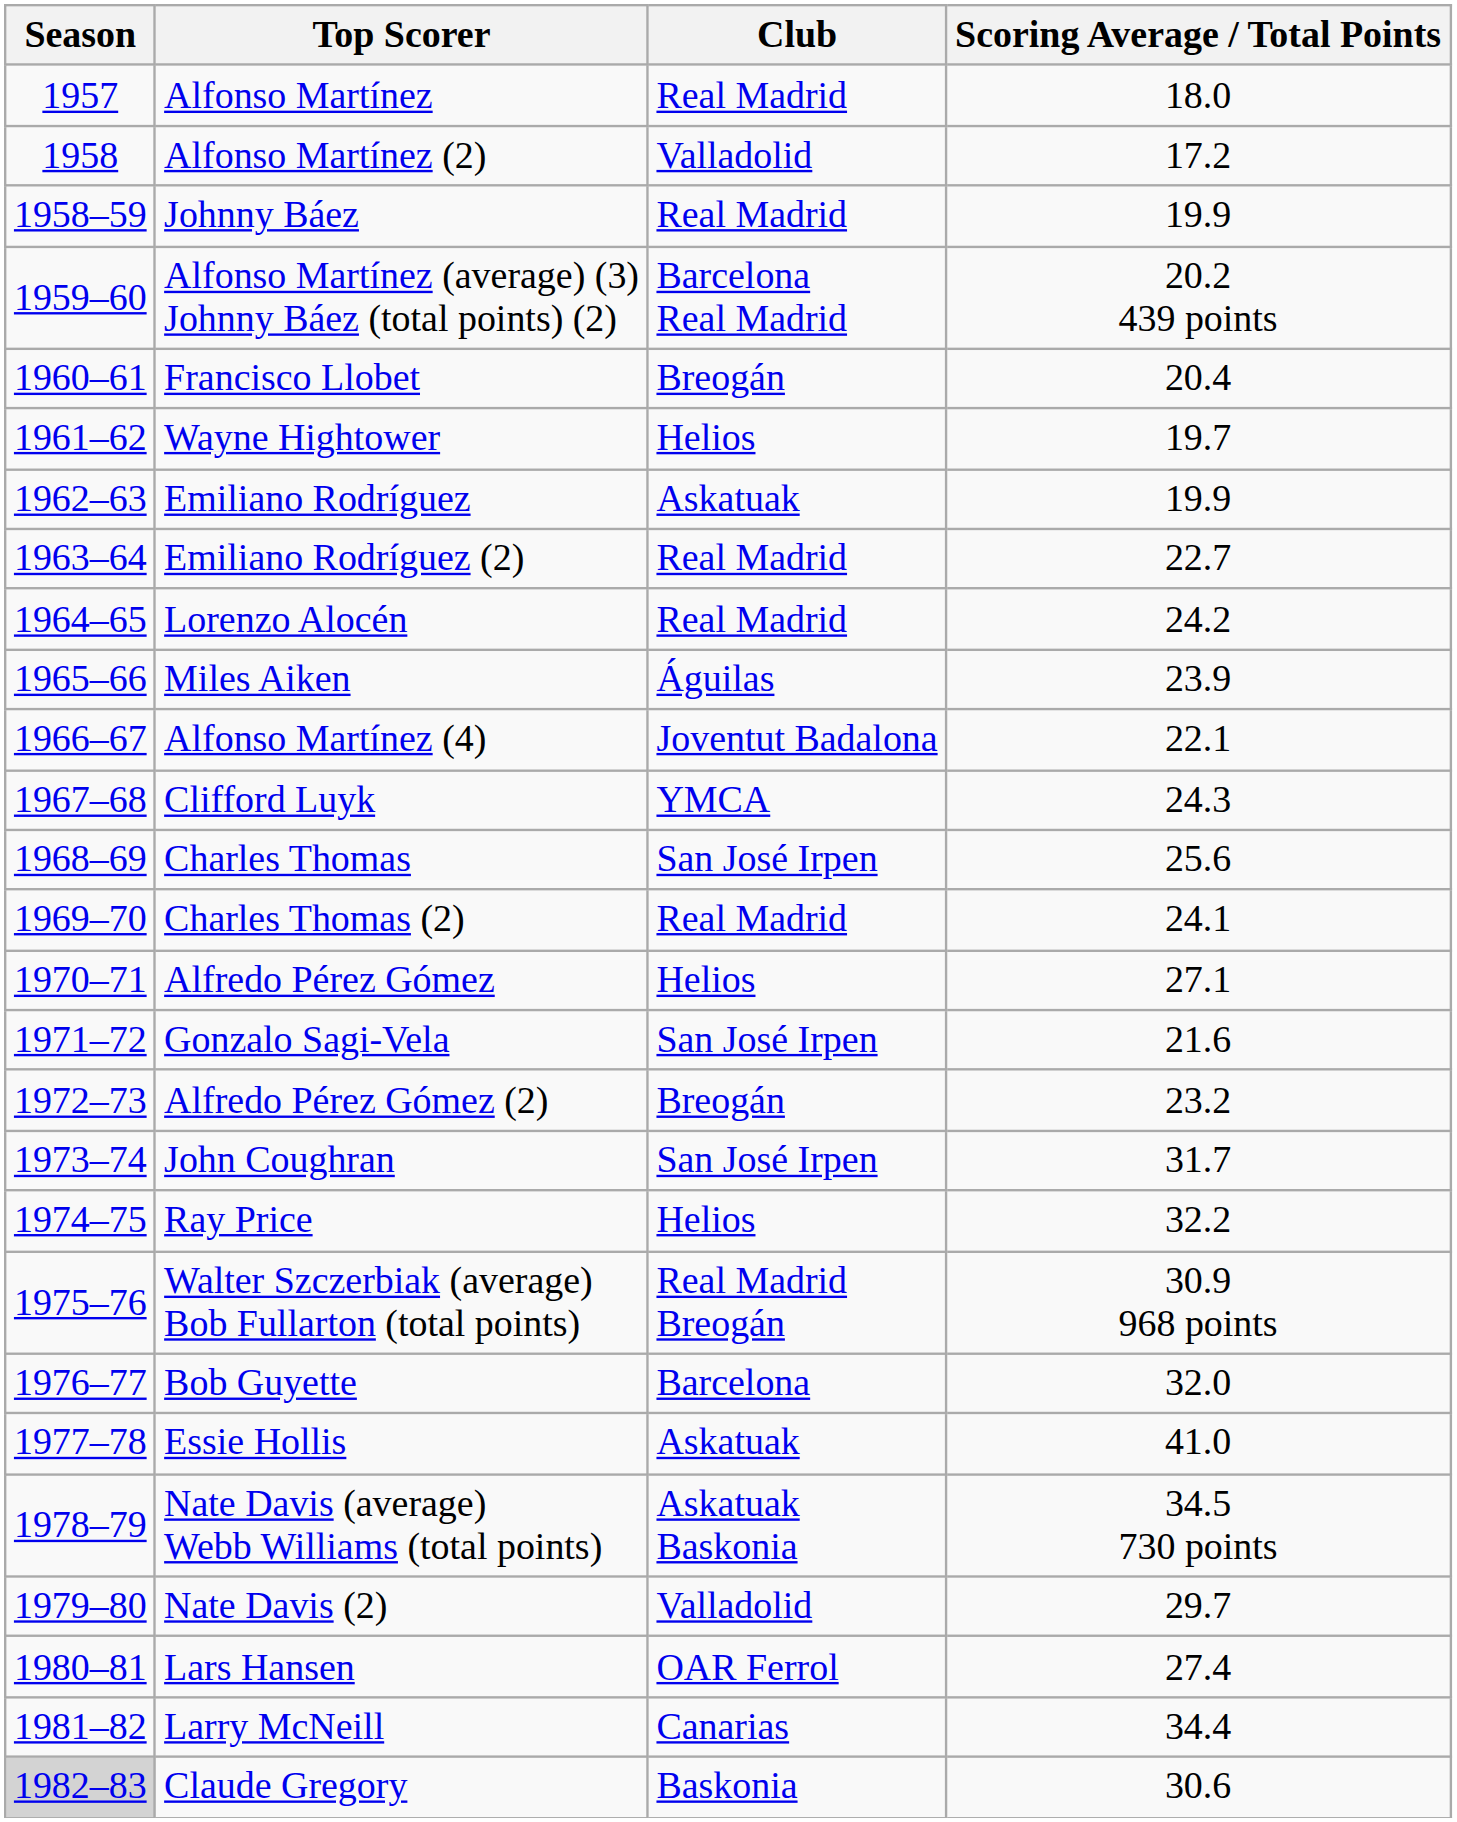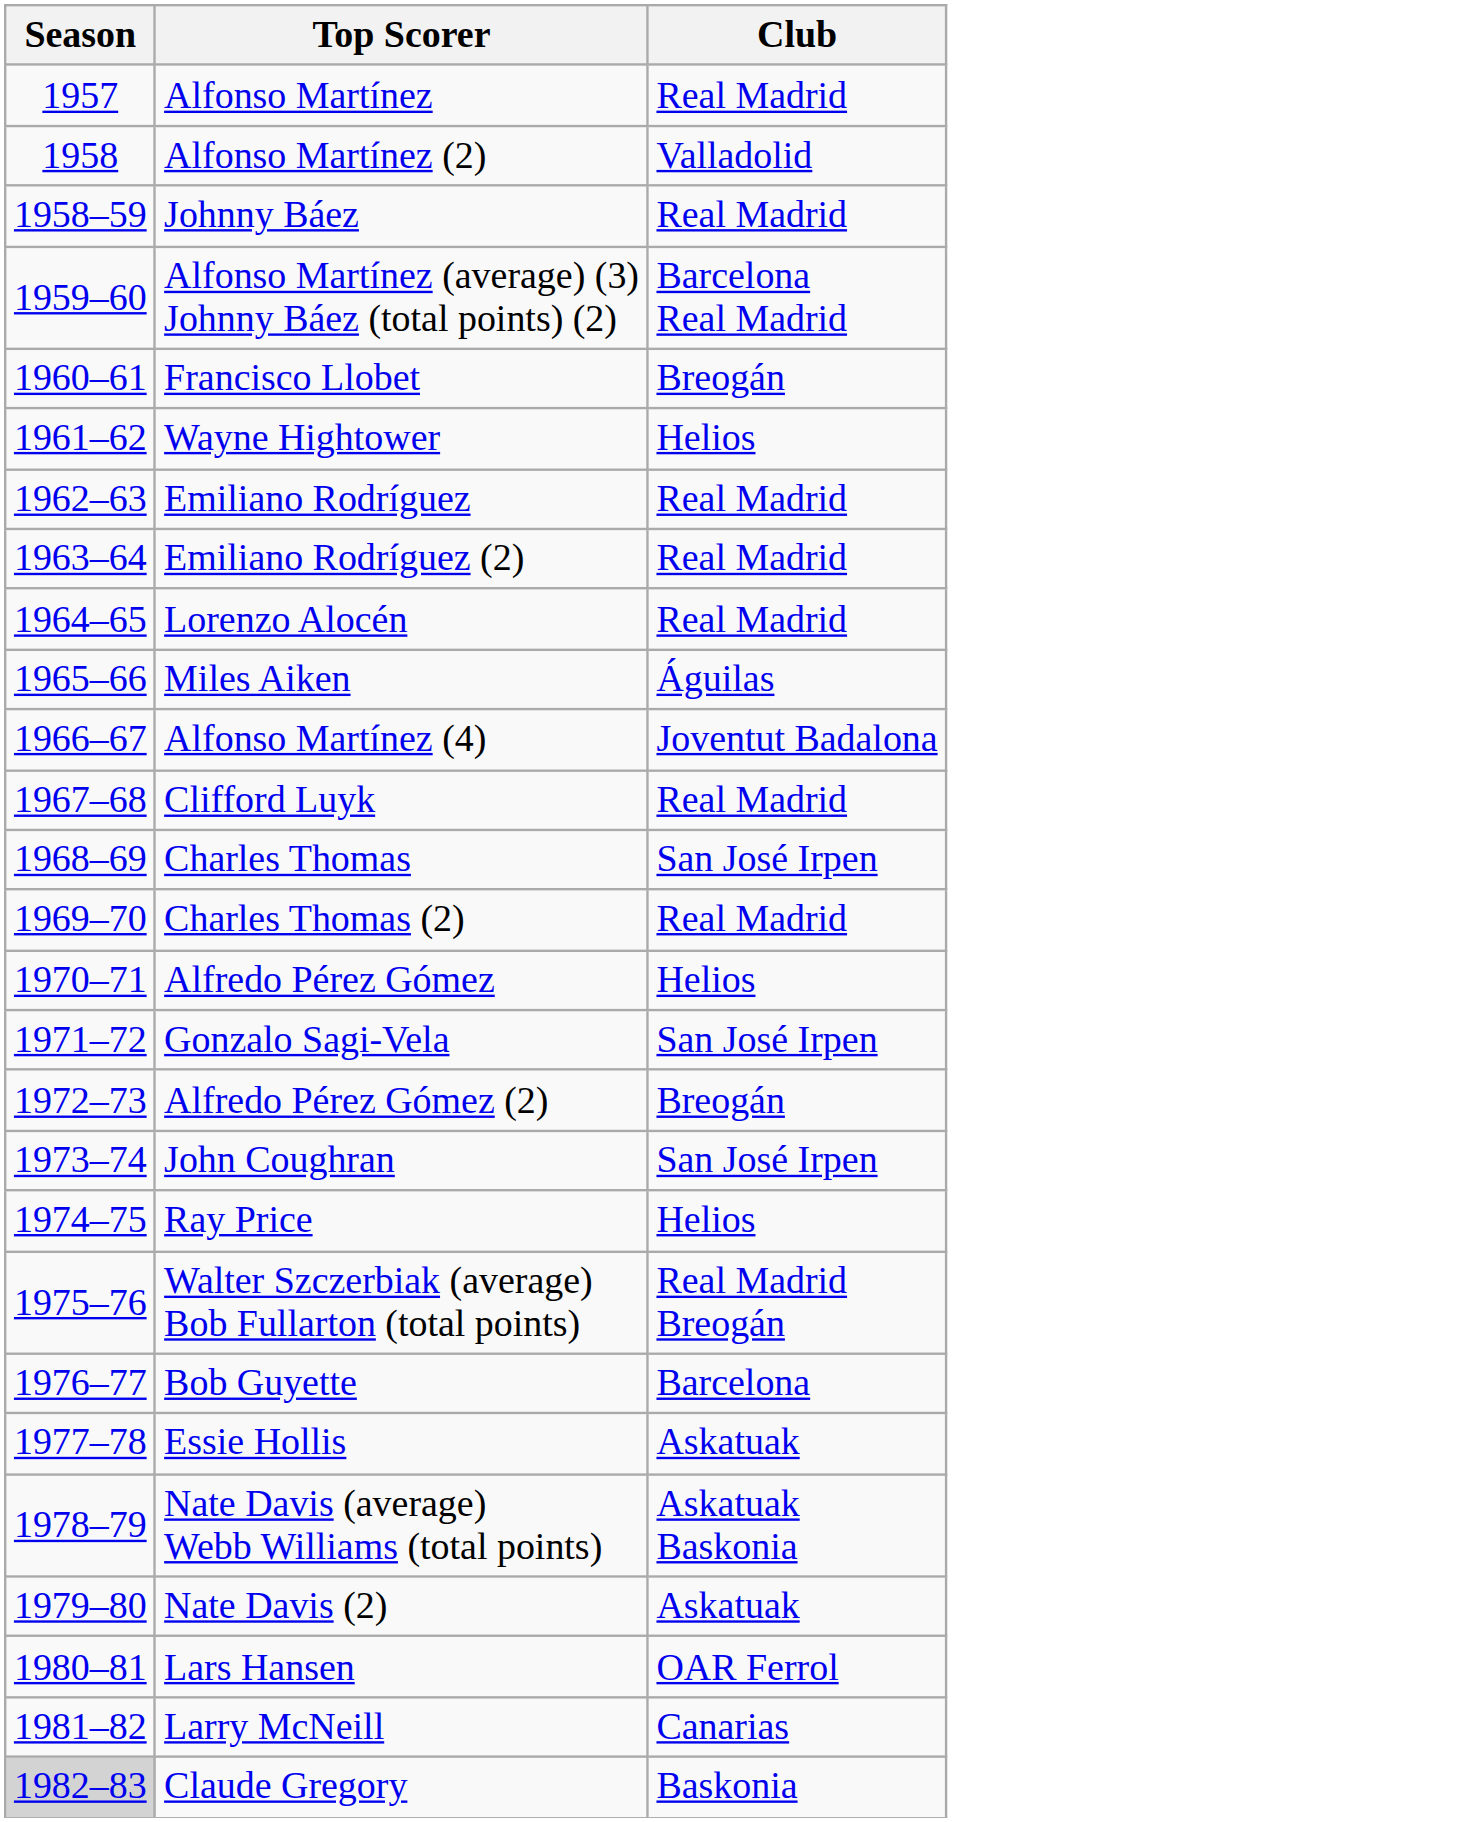- column: (1198, 34)
(728, 498) Askatuak -> (752, 498) Real Madrid
(713, 798) YMCA -> (752, 798) Real Madrid
(734, 1605) Valladolid -> (728, 1605) Askatuak
